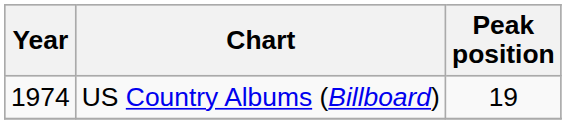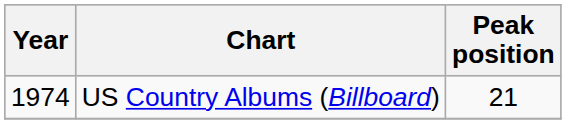(503, 97) 19 -> (503, 97) 21
